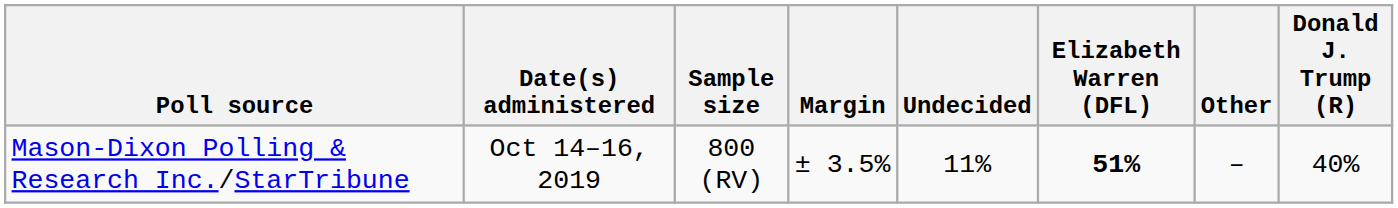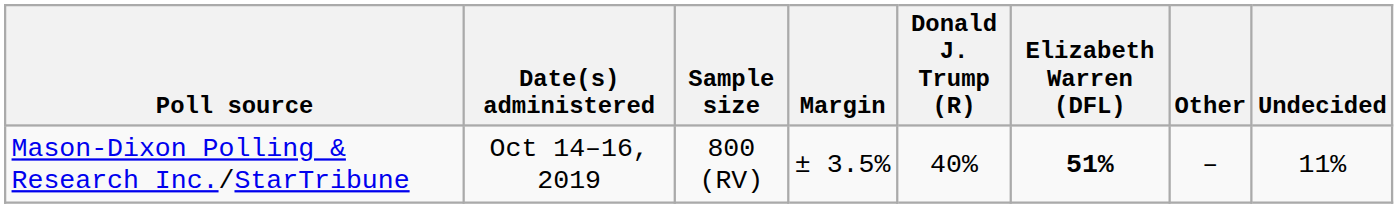columns swapped: (1336, 65) <-> (967, 106)
